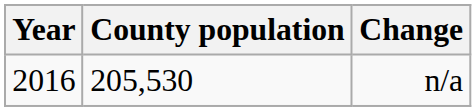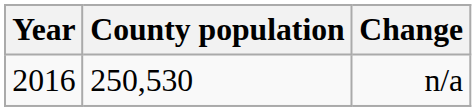(142, 79) 205,530 -> (142, 79) 250,530
